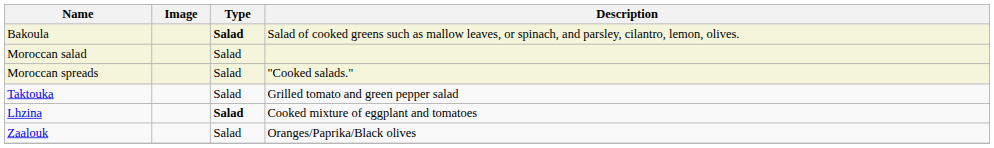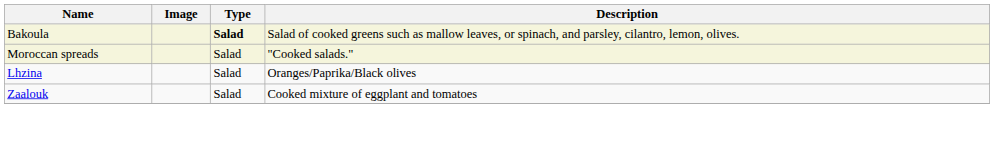- row: (47, 53)
- row: (30, 93)
(228, 113) bold -> (227, 73) normal
(372, 113) Cooked mixture of eggplant and tomatoes -> (342, 73) Oranges/Paprika/Black olives
(342, 133) Oranges/Paprika/Black olives -> (372, 93) Cooked mixture of eggplant and tomatoes
